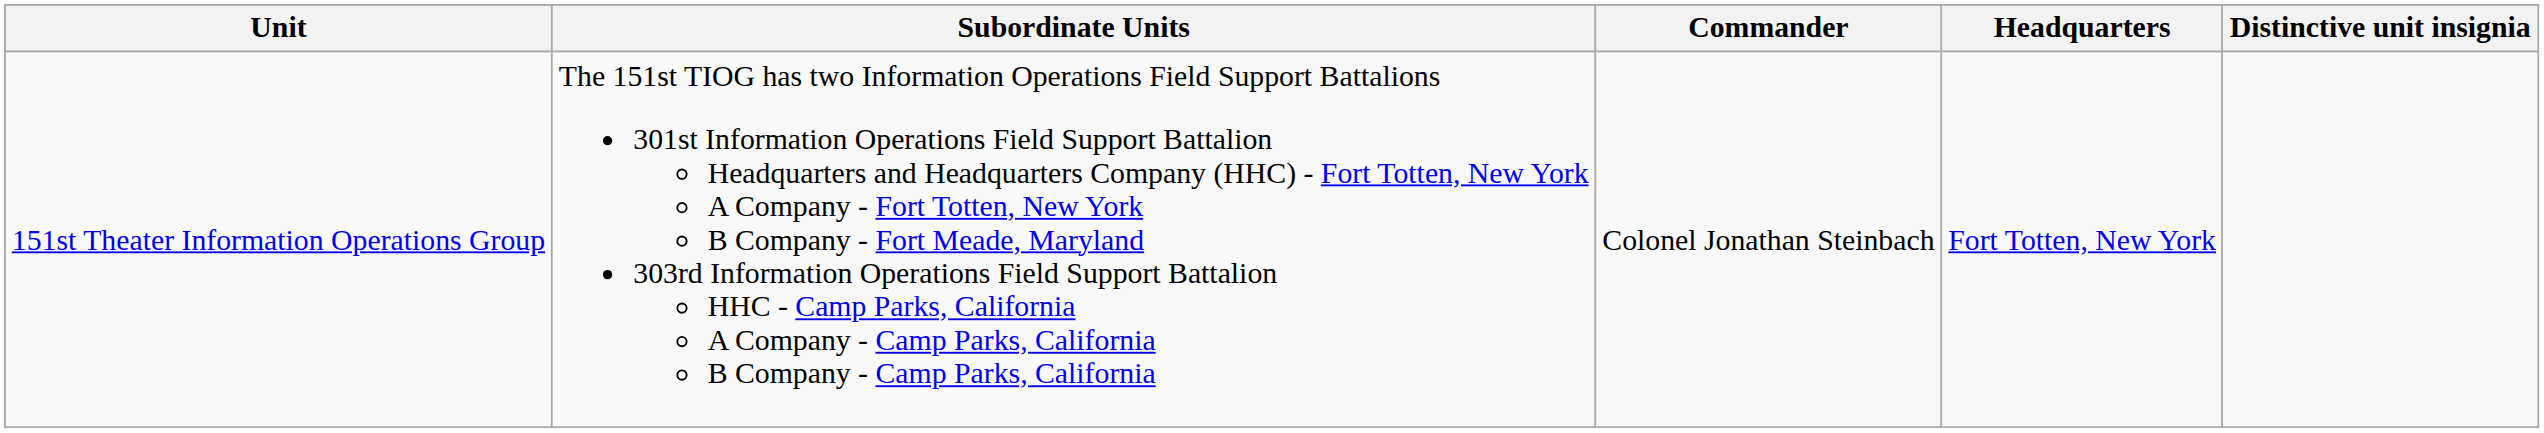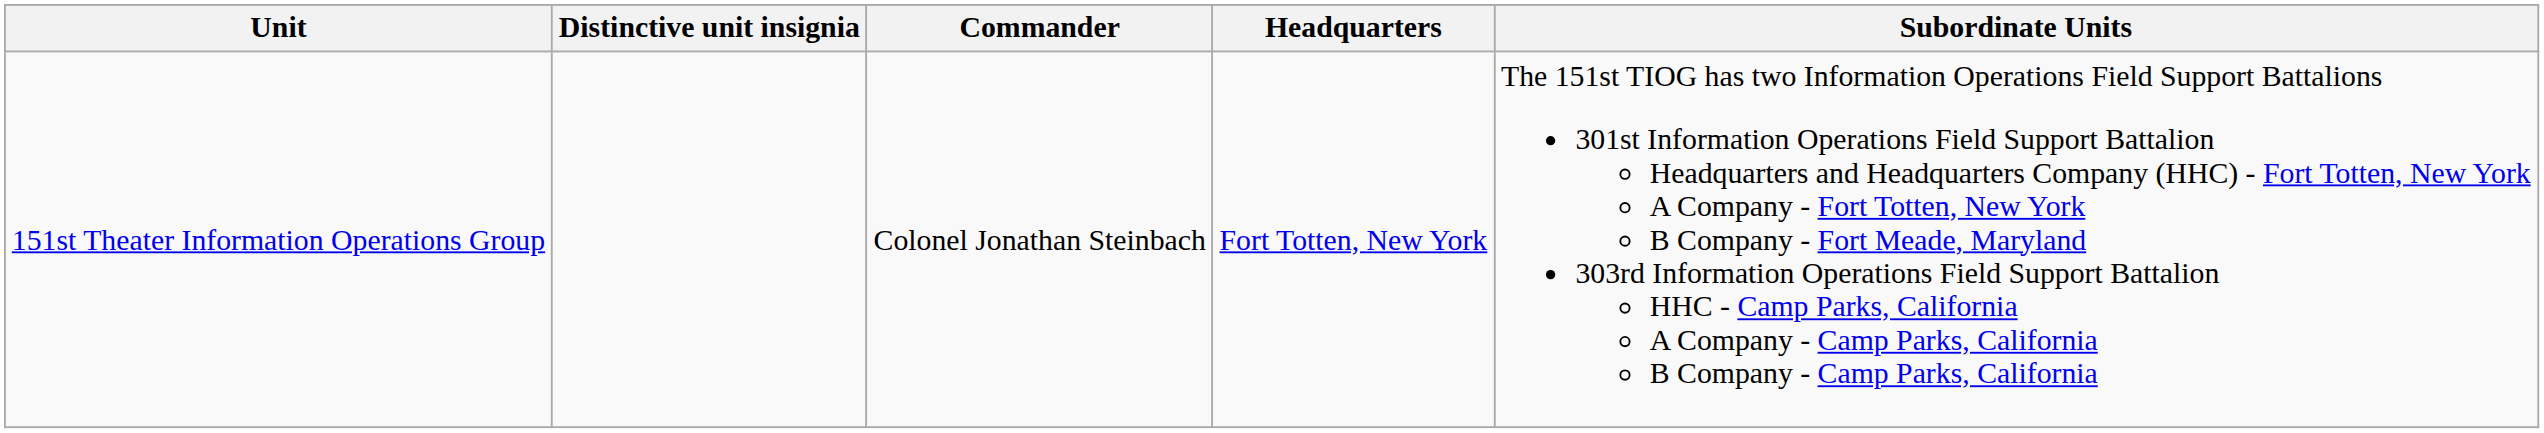columns swapped: (2380, 28) <-> (1074, 28)
